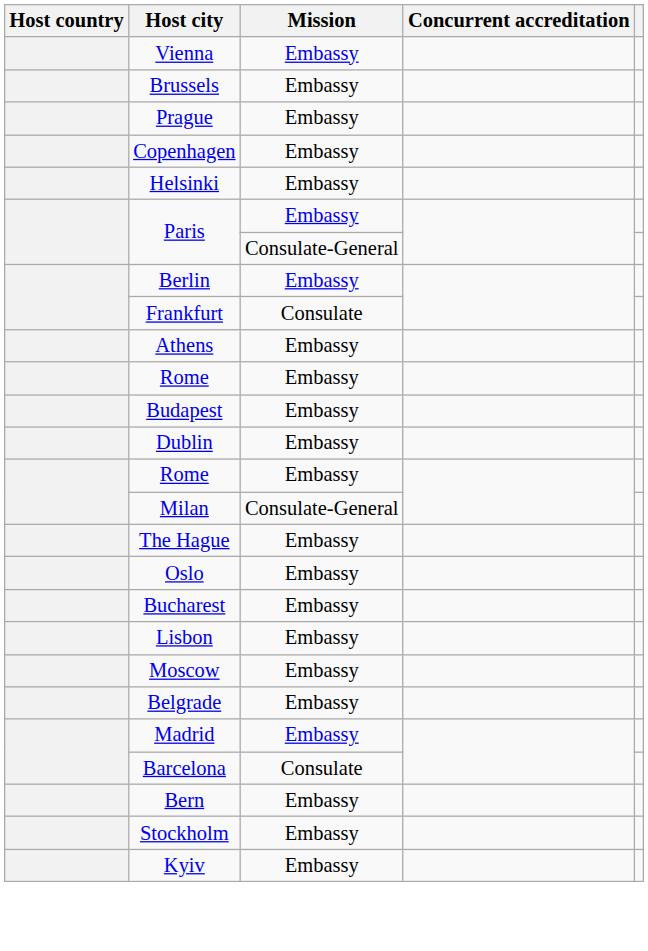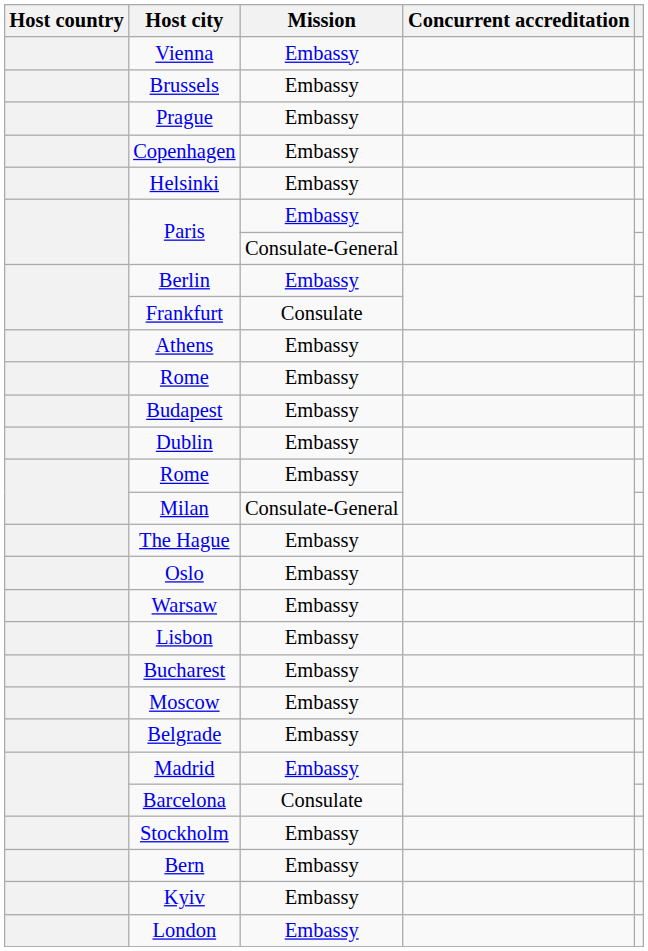+ row: (184, 605)
rows swapped: (184, 637) <-> (184, 605)
rows swapped: (184, 832) <-> (184, 800)
+ row: (184, 930)
